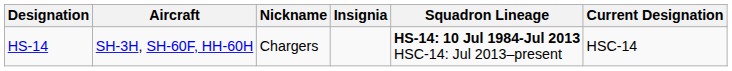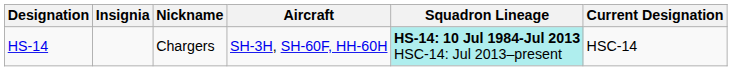columns swapped: (361, 15) <-> (175, 15)
(487, 46) no background -> (487, 46) paleturquoise background
